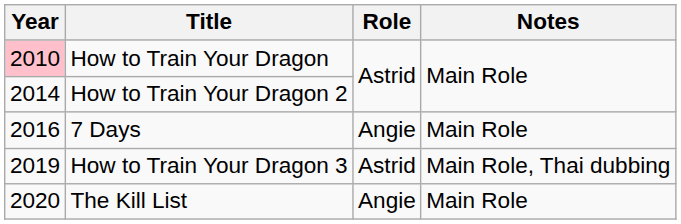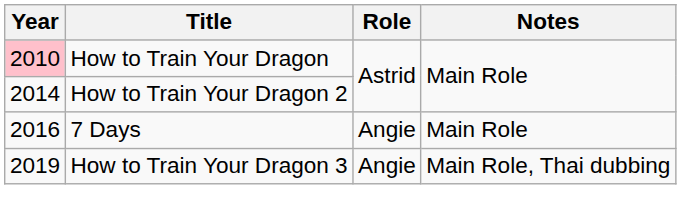(387, 165) Astrid -> (387, 165) Angie
- row: (129, 201)
